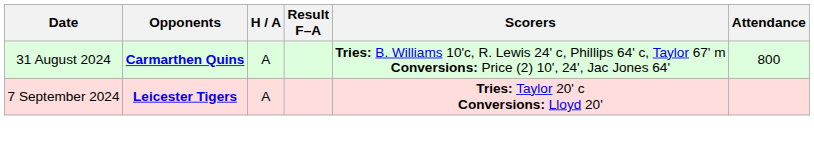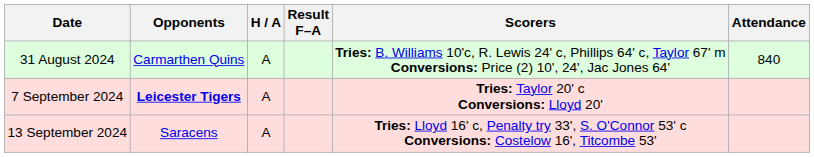(185, 59) bold -> (189, 59) normal
(769, 59) 800 -> (769, 59) 840
+ row: (67, 133)
